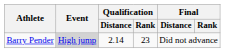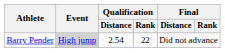(116, 40) 2.14 -> (116, 40) 2.54
(145, 40) 23 -> (145, 40) 22
